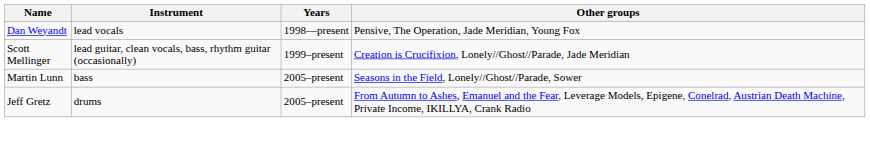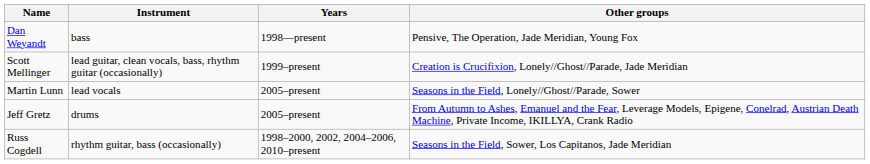(98, 30) lead vocals -> (81, 36) bass
(83, 78) bass -> (96, 90) lead vocals
+ row: (24, 144)
